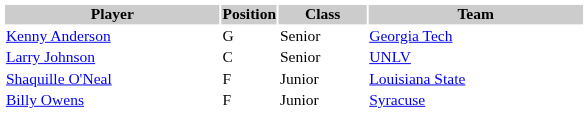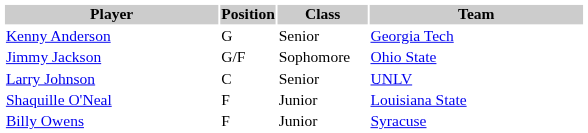+ row: (54, 57)
